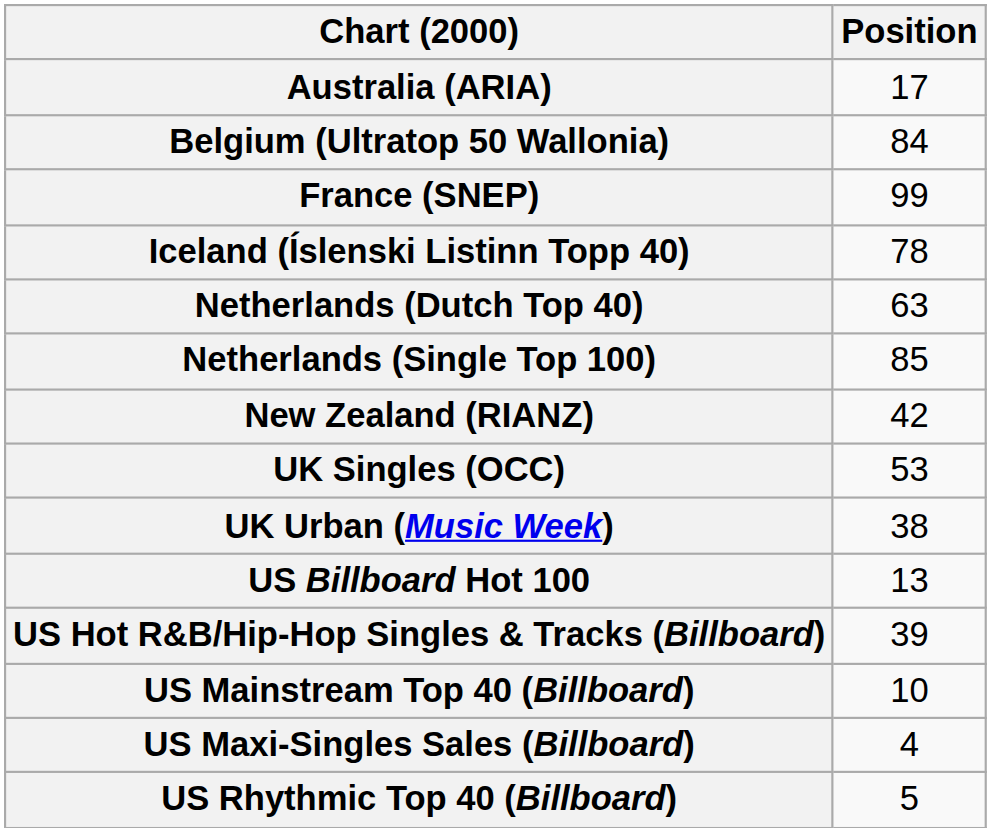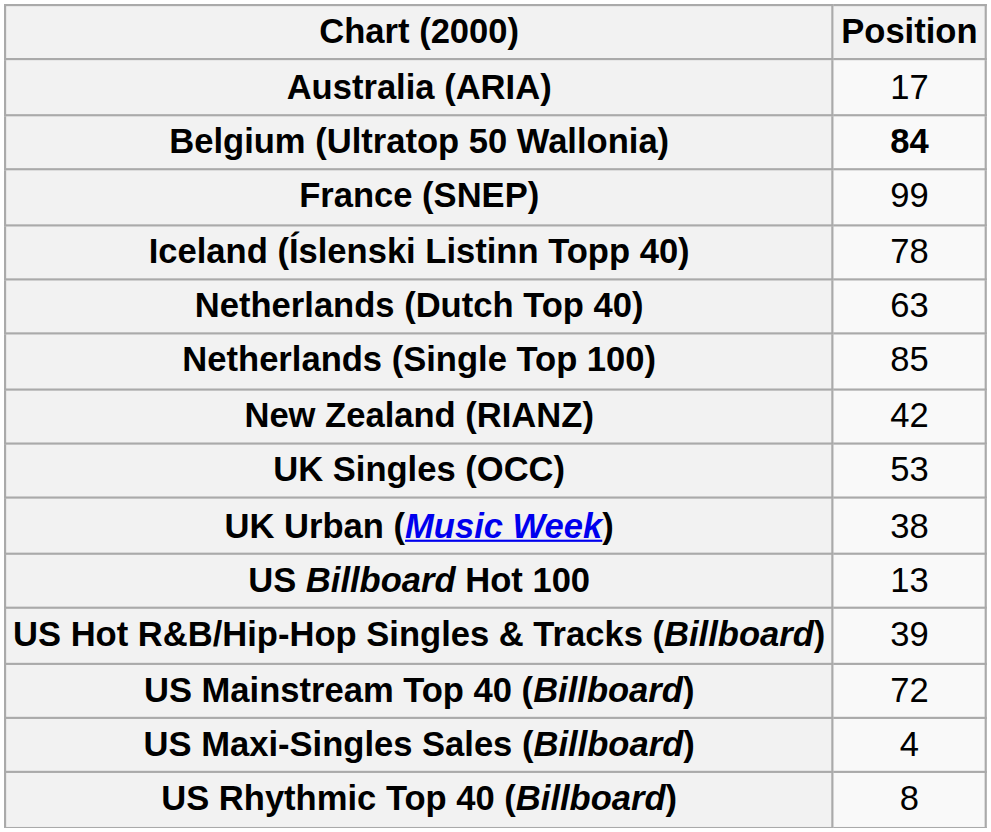(909, 141) normal -> (909, 141) bold
(909, 689) 10 -> (909, 689) 72
(909, 799) 5 -> (909, 799) 8
